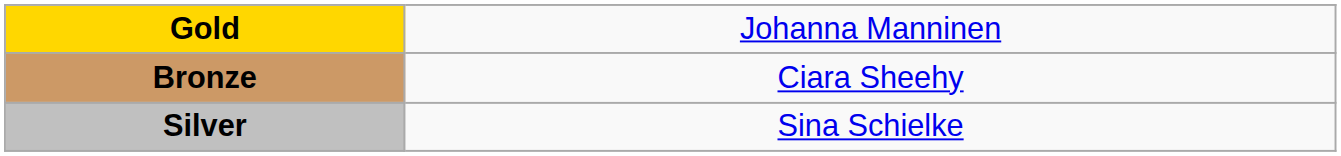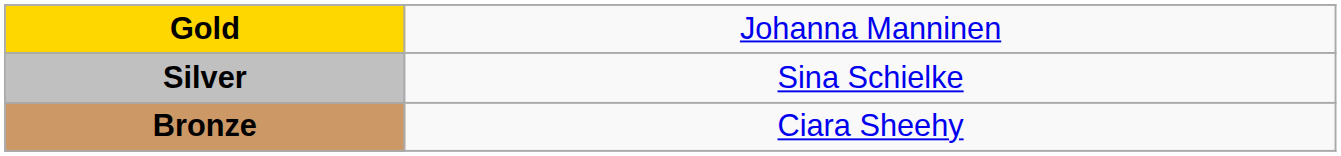rows swapped: (205, 126) <-> (205, 77)
